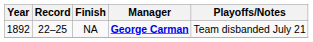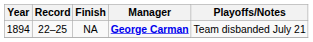(18, 29) 1892 -> (18, 29) 1894
